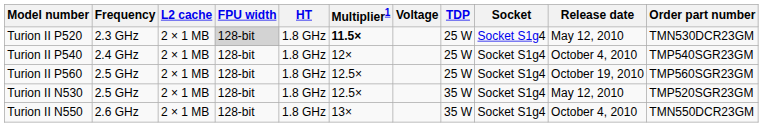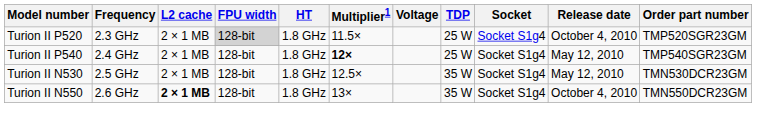(346, 36) bold -> (346, 36) normal
(587, 36) May 12, 2010 -> (594, 36) October 4, 2010
(702, 36) TMN530DCR23GM -> (695, 36) TMP520SGR23GM
(342, 55) normal -> (342, 55) bold
(594, 55) October 4, 2010 -> (587, 55) May 12, 2010
- row: (45, 74)
(701, 93) TMP520SGR23GM -> (695, 74) TMN530DCR23GM
(185, 112) normal -> (185, 93) bold
